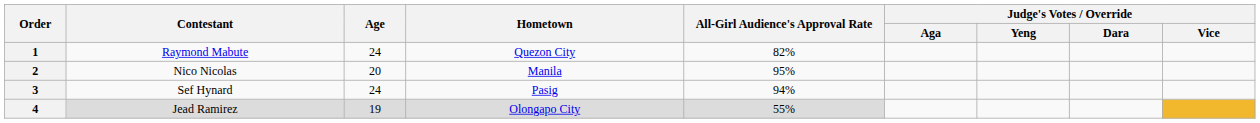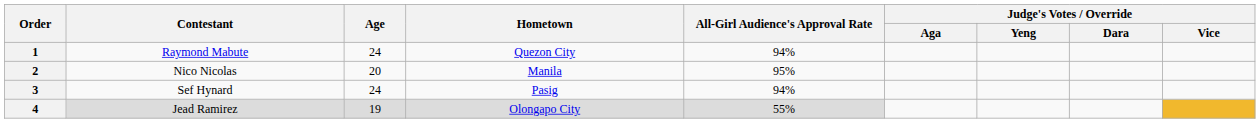(784, 52) 82% -> (784, 52) 94%
